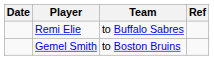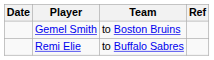rows swapped: (58, 30) <-> (66, 47)
